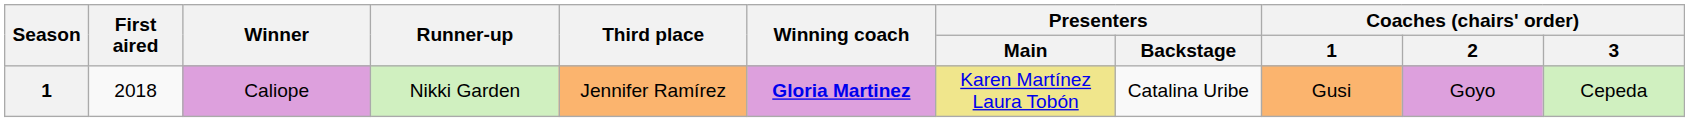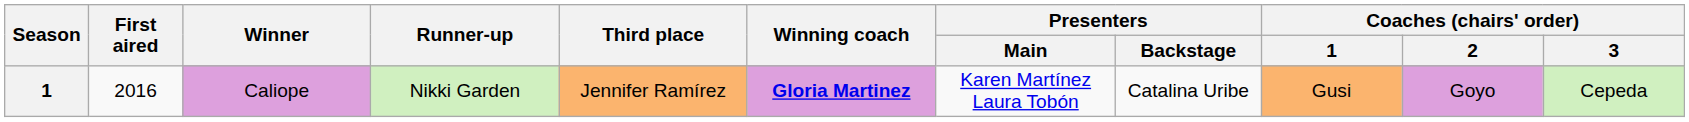(136, 91) 2018 -> (136, 91) 2016
(1026, 91) khaki background -> (1026, 91) no background
